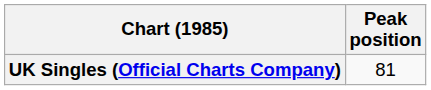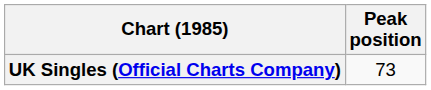(386, 69) 81 -> (386, 69) 73
